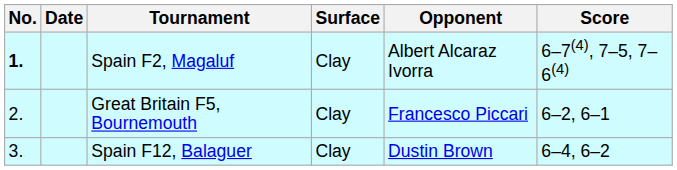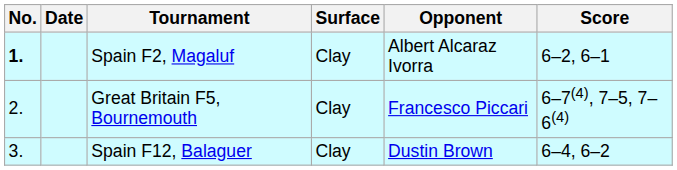(599, 61) 6–7(4), 7–5, 7–6(4) -> (576, 56) 6–2, 6–1
(576, 113) 6–2, 6–1 -> (599, 108) 6–7(4), 7–5, 7–6(4)
